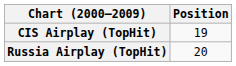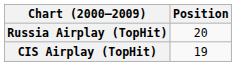rows swapped: (87, 33) <-> (87, 52)
